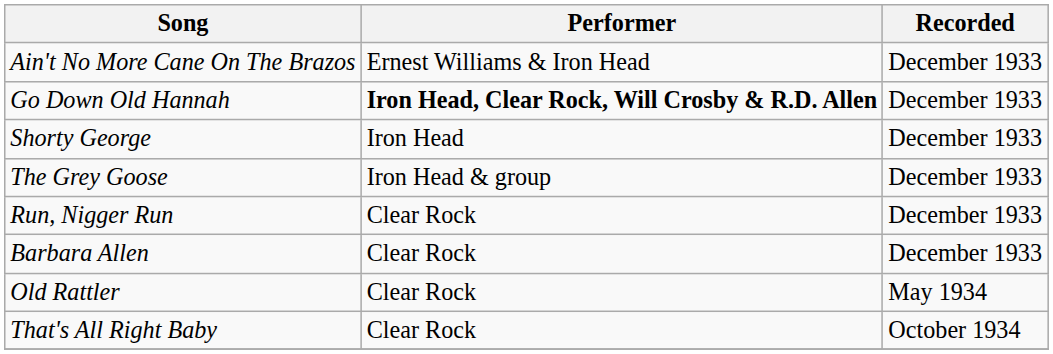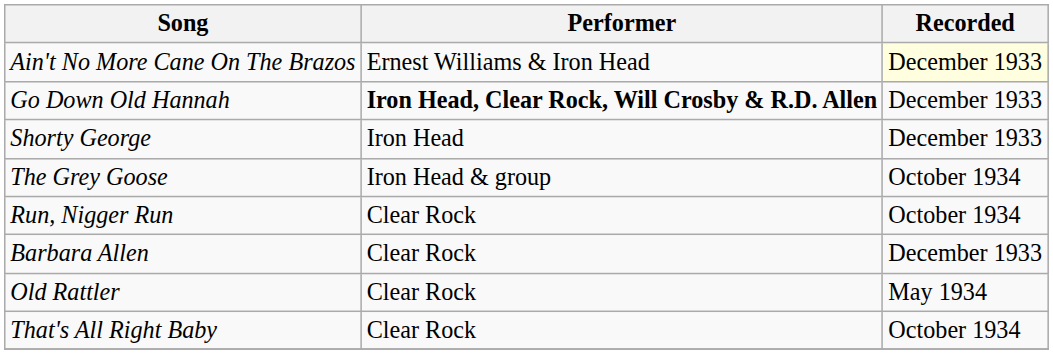(965, 61) no background -> (965, 61) lightyellow background
(965, 176) December 1933 -> (954, 176) October 1934
(965, 215) December 1933 -> (954, 215) October 1934
